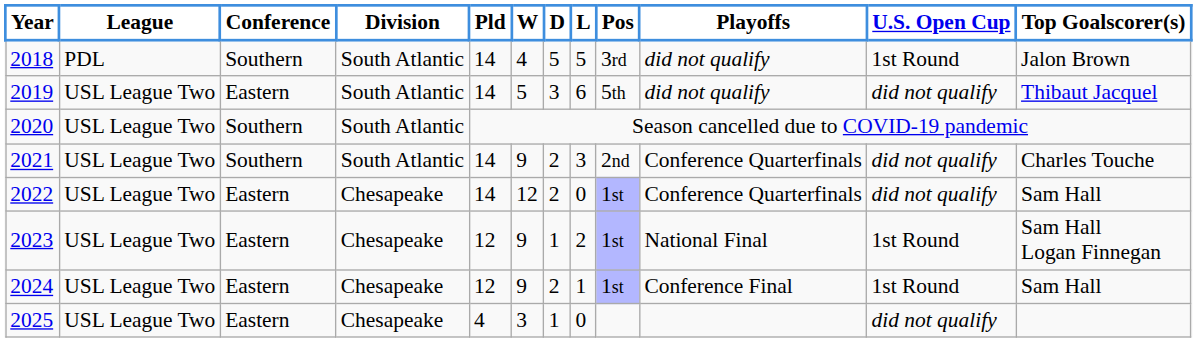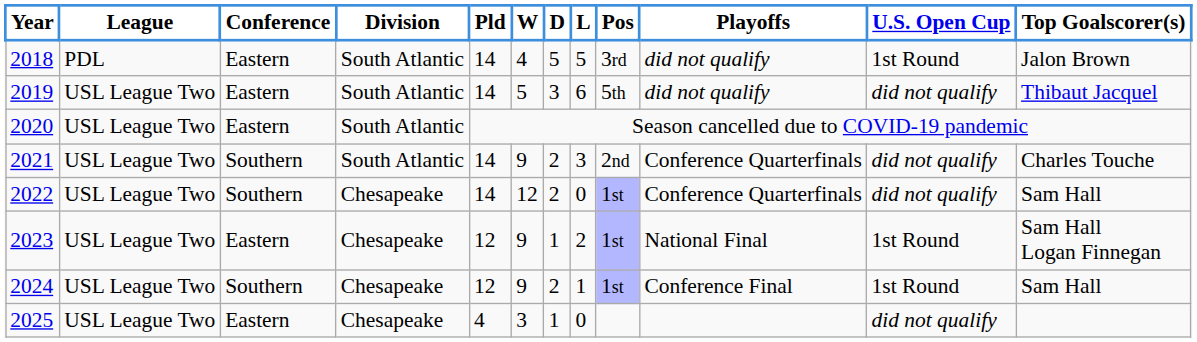(264, 58) Southern -> (257, 58) Eastern
(264, 126) Southern -> (257, 126) Eastern
(257, 194) Eastern -> (264, 194) Southern
(257, 286) Eastern -> (264, 286) Southern
